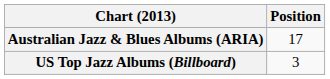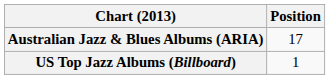(296, 62) 3 -> (296, 62) 1
